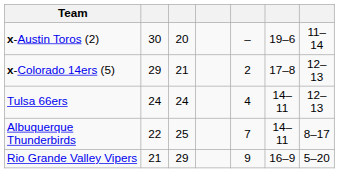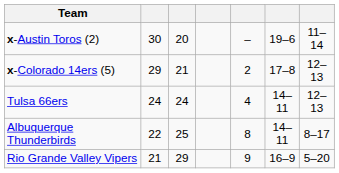(248, 133) 7 -> (248, 133) 8
